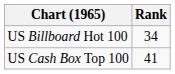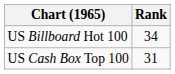(151, 58) 41 -> (151, 58) 31
